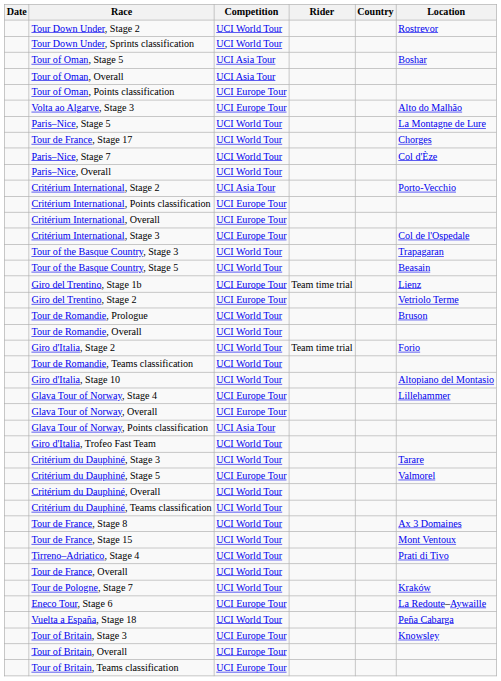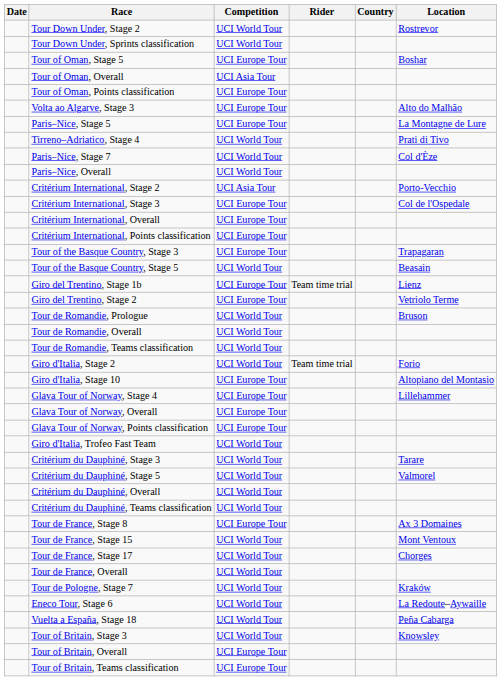(246, 60) UCI Asia Tour -> (251, 60) UCI Europe Tour
(249, 124) UCI World Tour -> (251, 124) UCI Europe Tour
rows swapped: (85, 556) <-> (82, 140)
rows swapped: (96, 236) <-> (121, 204)
(249, 252) UCI World Tour -> (251, 252) UCI Europe Tour
rows swapped: (112, 364) <-> (73, 348)
(249, 380) UCI World Tour -> (251, 380) UCI Europe Tour
(246, 428) UCI Asia Tour -> (251, 428) UCI Europe Tour
(251, 476) UCI Europe Tour -> (249, 476) UCI World Tour
(249, 524) UCI World Tour -> (251, 524) UCI Europe Tour
(251, 603) UCI Europe Tour -> (249, 603) UCI World Tour
(251, 635) UCI Europe Tour -> (249, 635) UCI World Tour
